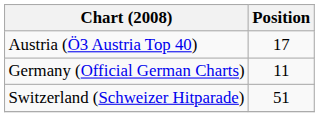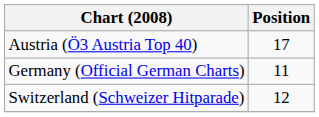(281, 97) 51 -> (281, 97) 12
